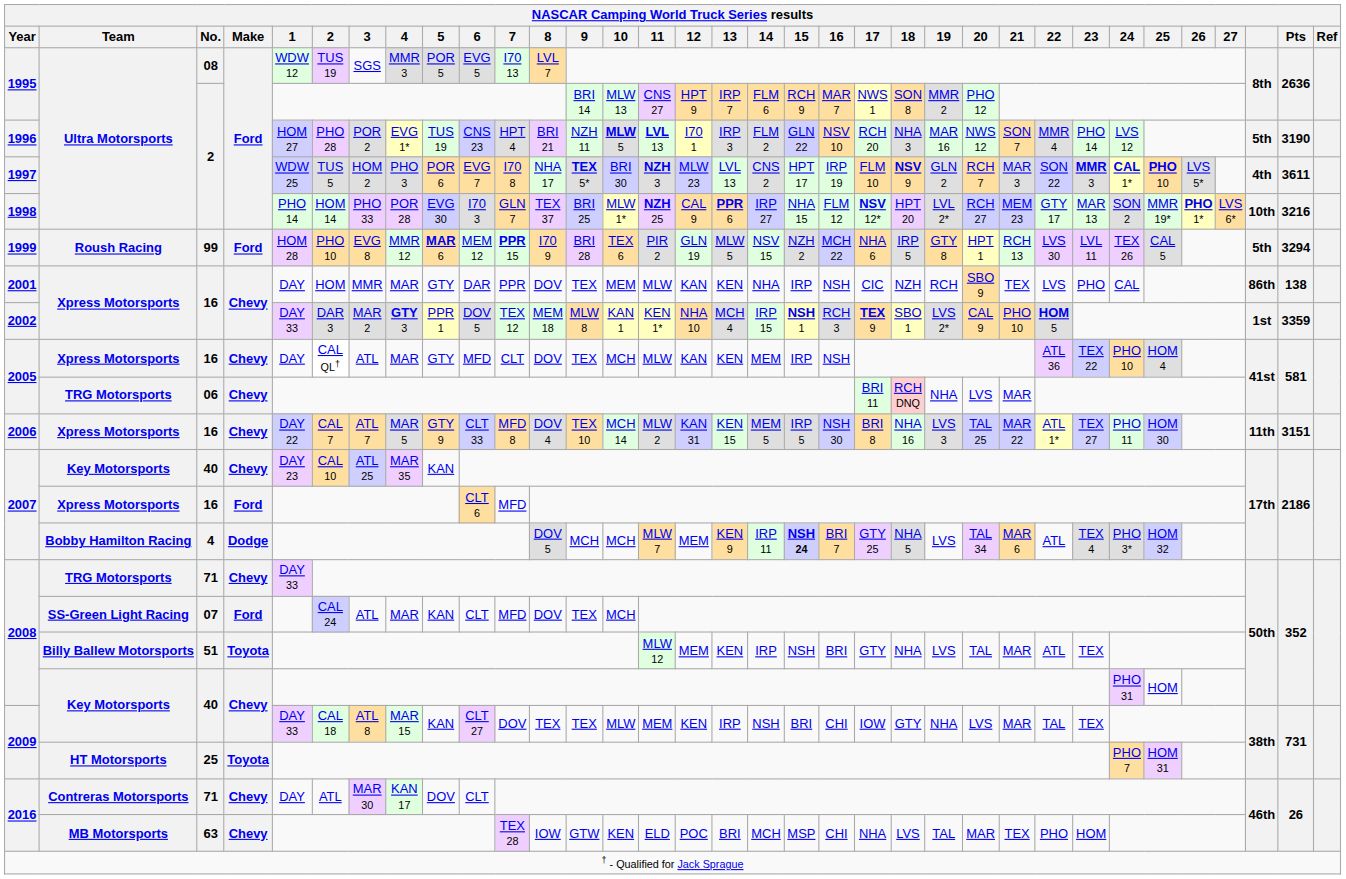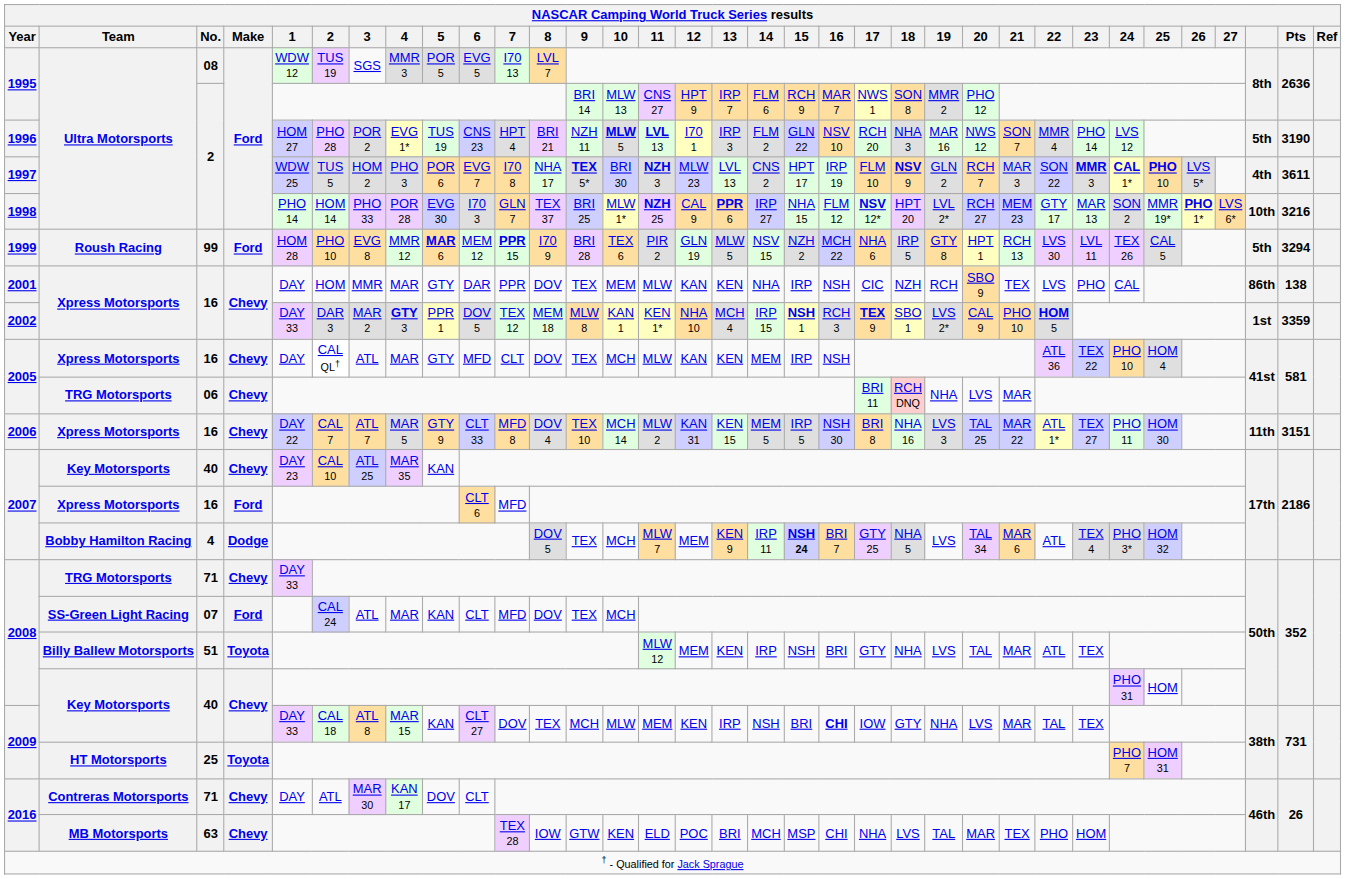(584, 541) MCH -> (584, 541) TEX
(584, 724) TEX -> (584, 724) MCH
(836, 724) normal -> (836, 724) bold
